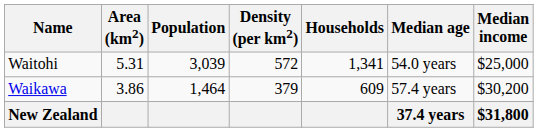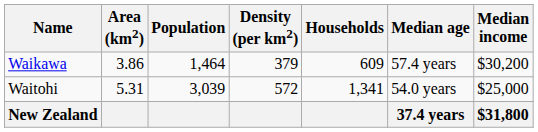rows swapped: (37, 89) <-> (33, 64)
